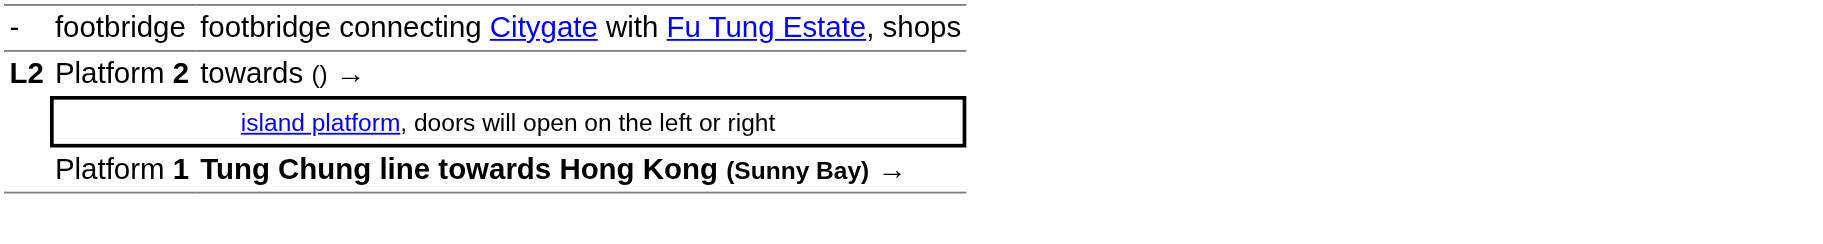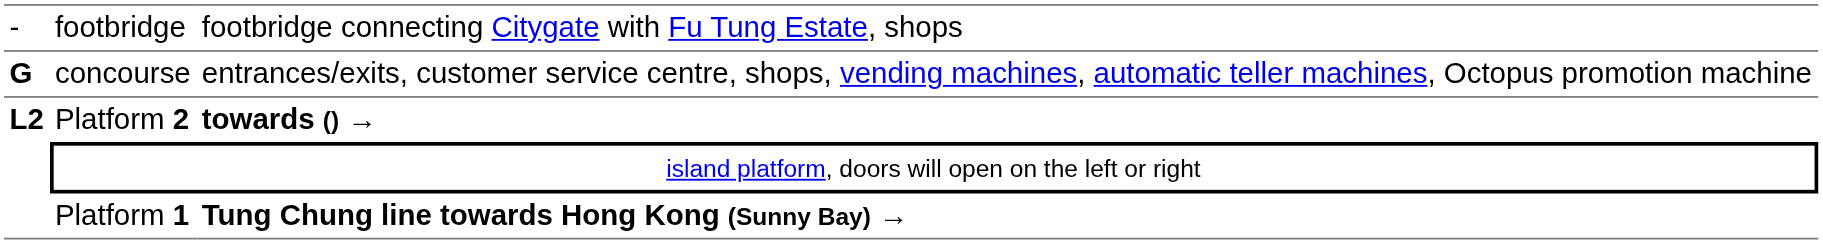+ row: (123, 73)
(283, 73) normal -> (289, 119) bold
